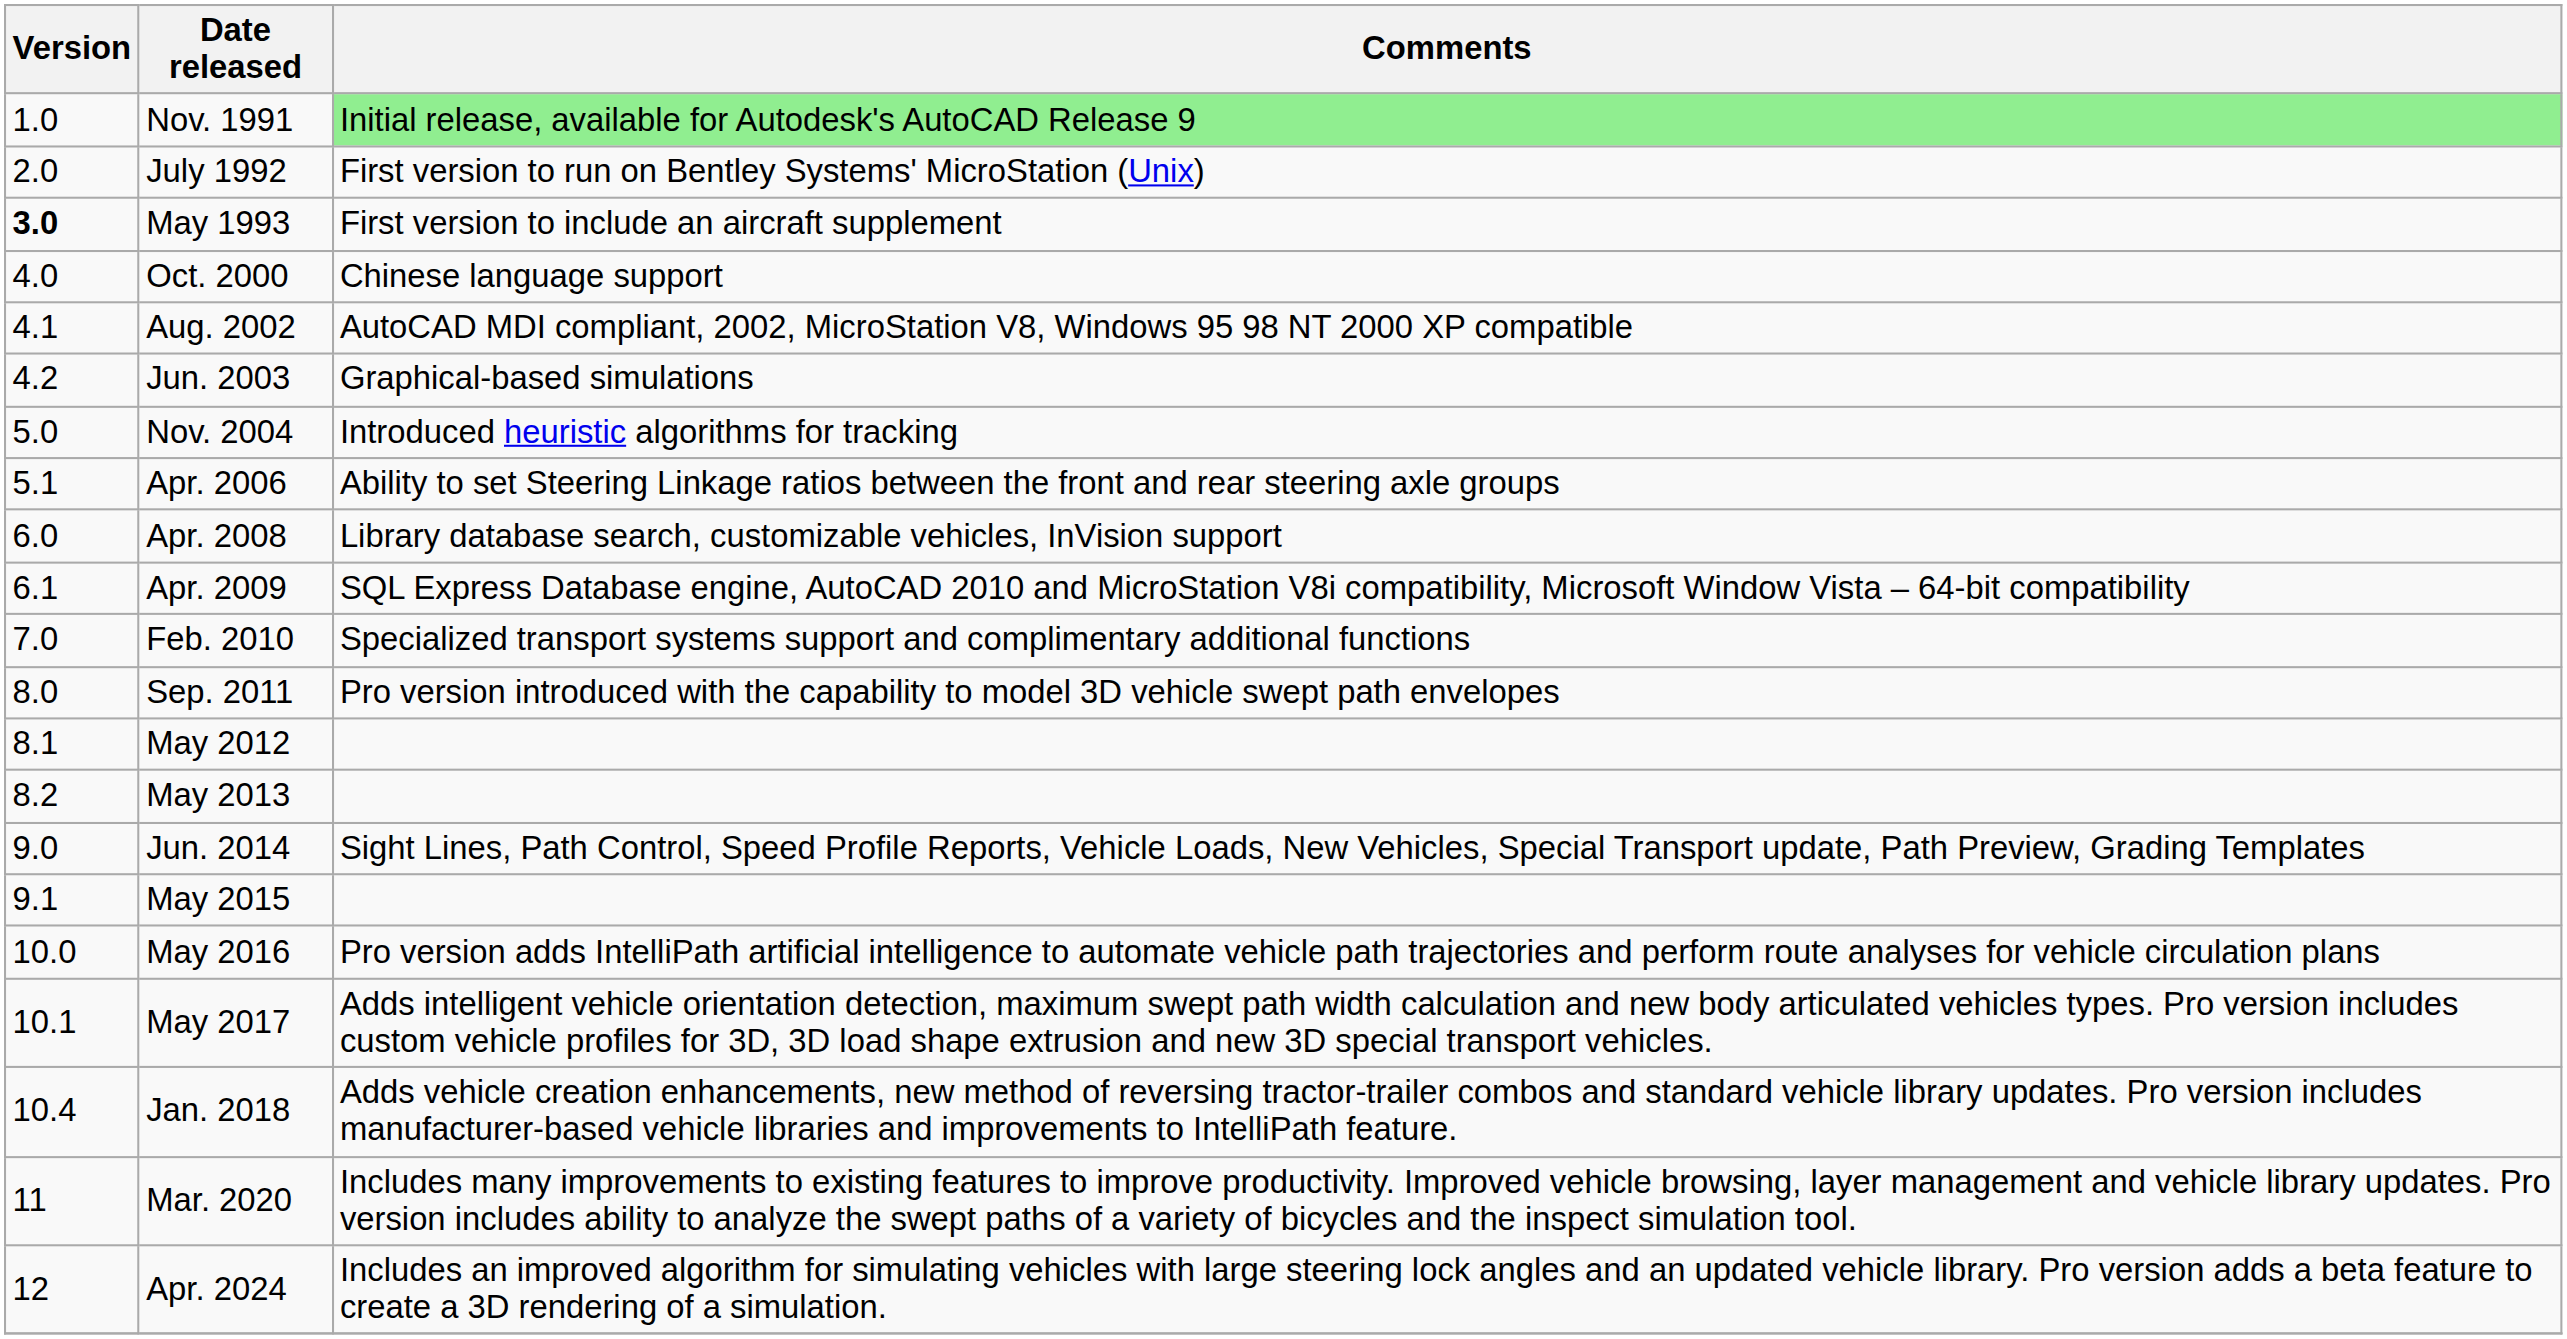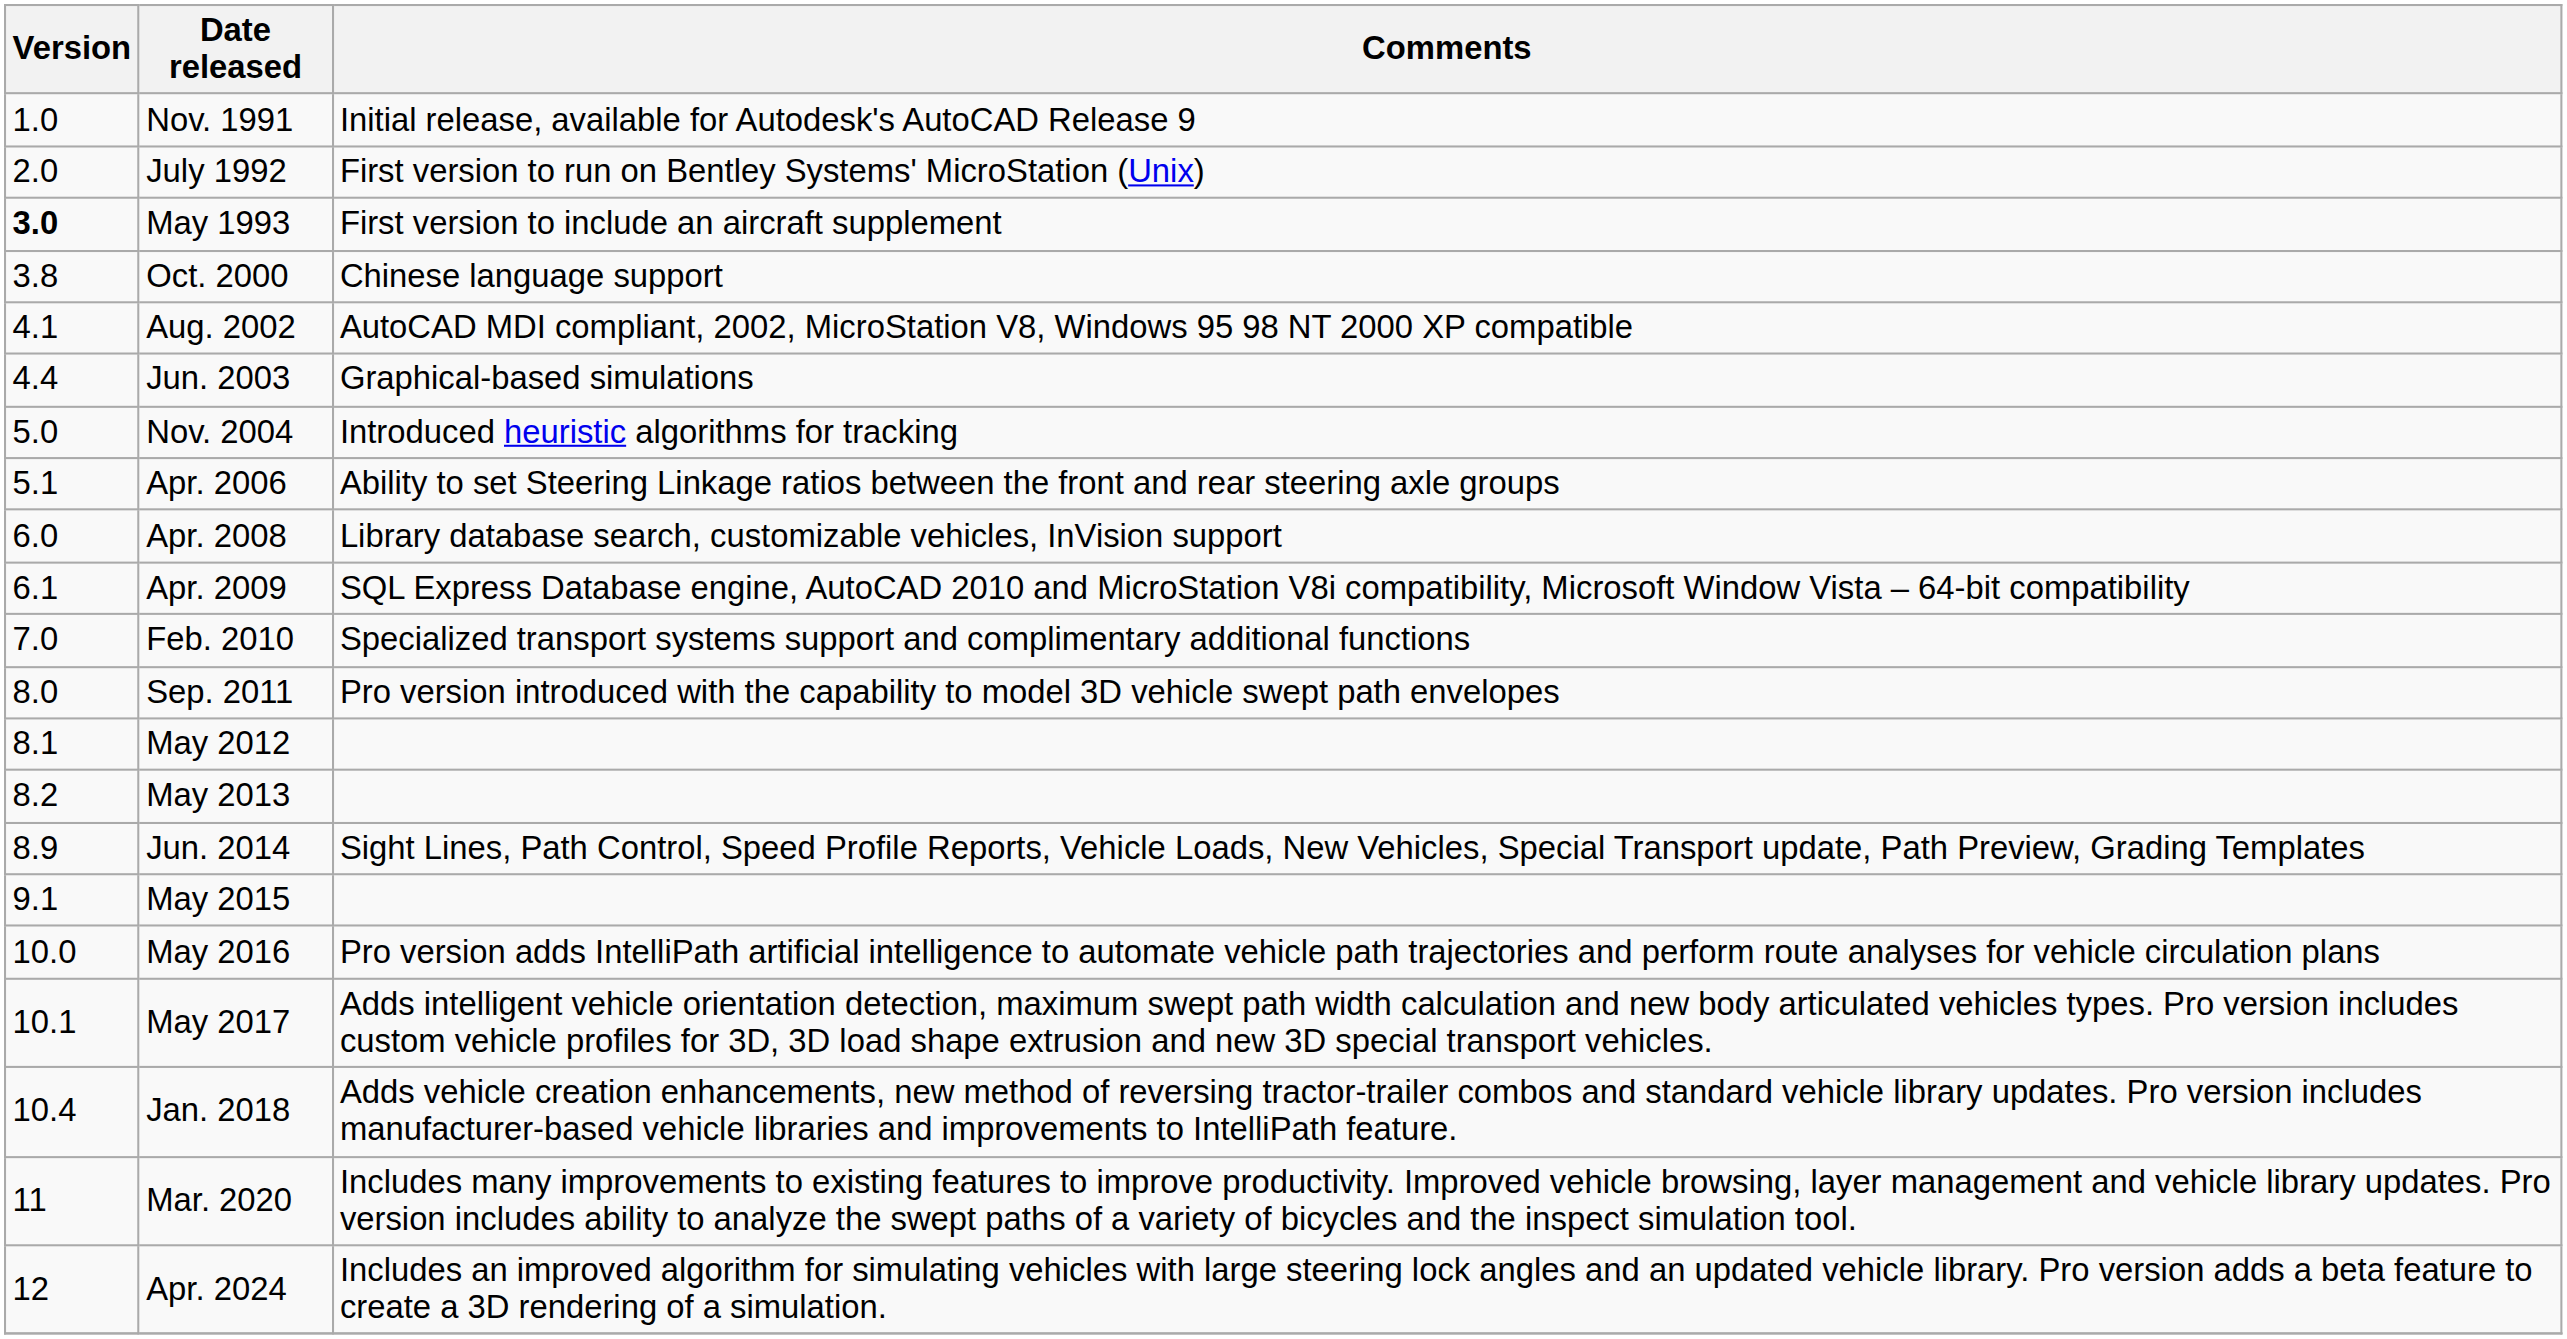(768, 119) lightgreen background -> (768, 119) no background
(35, 275) 4.0 -> (35, 275) 3.8
(35, 379) 4.2 -> (35, 379) 4.4
(35, 847) 9.0 -> (35, 847) 8.9
